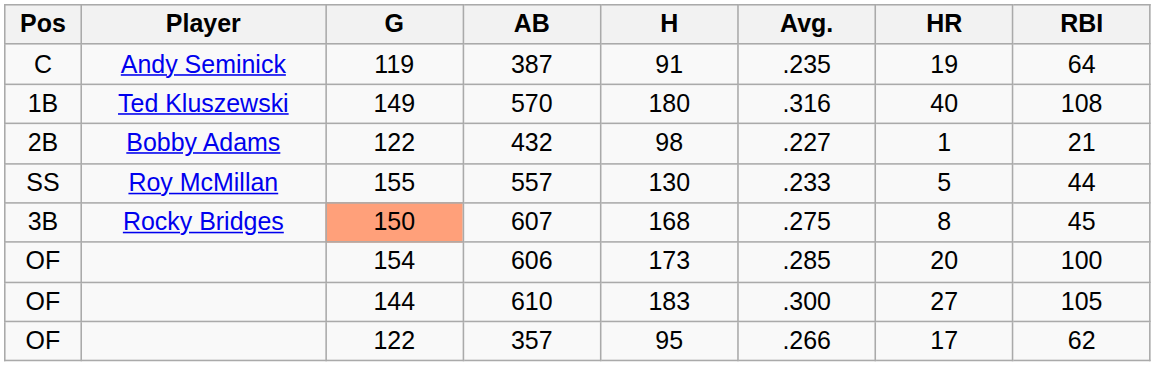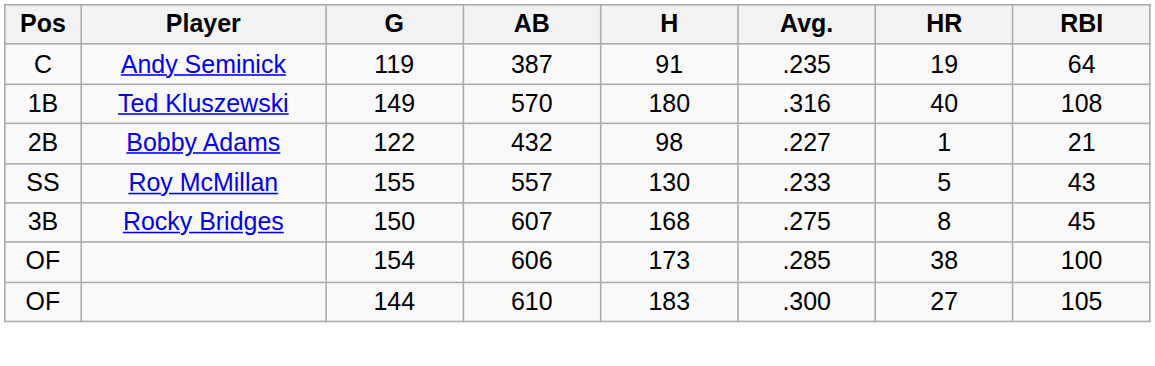(1082, 182) 44 -> (1082, 182) 43
(394, 222) lightsalmon background -> (394, 222) no background
(944, 261) 20 -> (944, 261) 38
- row: (532, 340)
